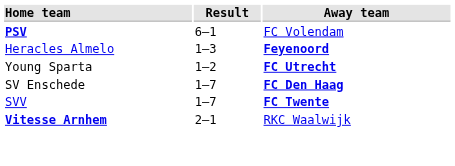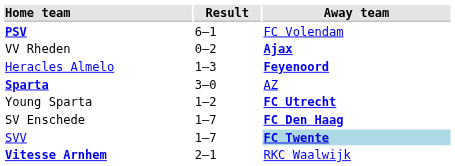+ row: (38, 49)
+ row: (27, 84)
(296, 102) no background -> (296, 137) lightblue background
